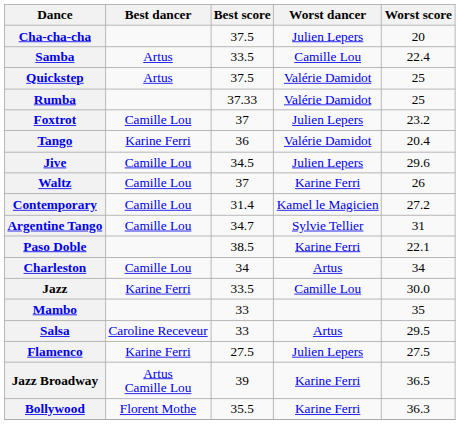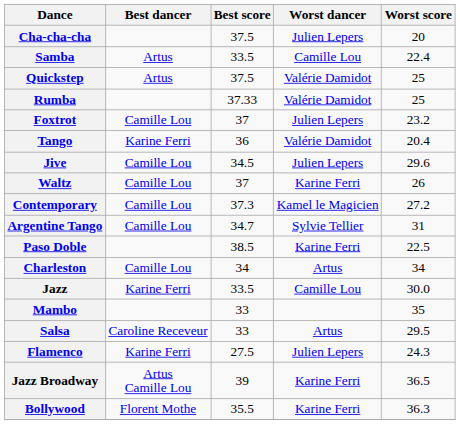(242, 204) 31.4 -> (242, 204) 37.3
(418, 246) 22.1 -> (418, 246) 22.5
(418, 352) 27.5 -> (418, 352) 24.3
